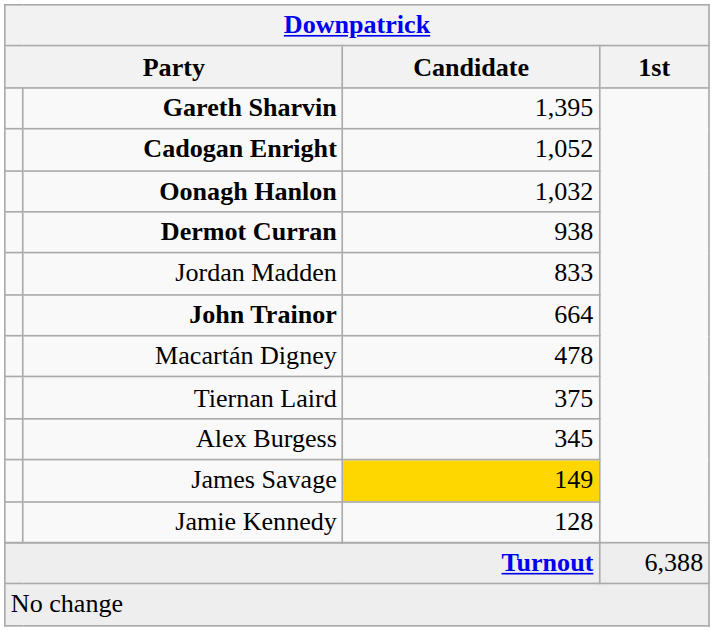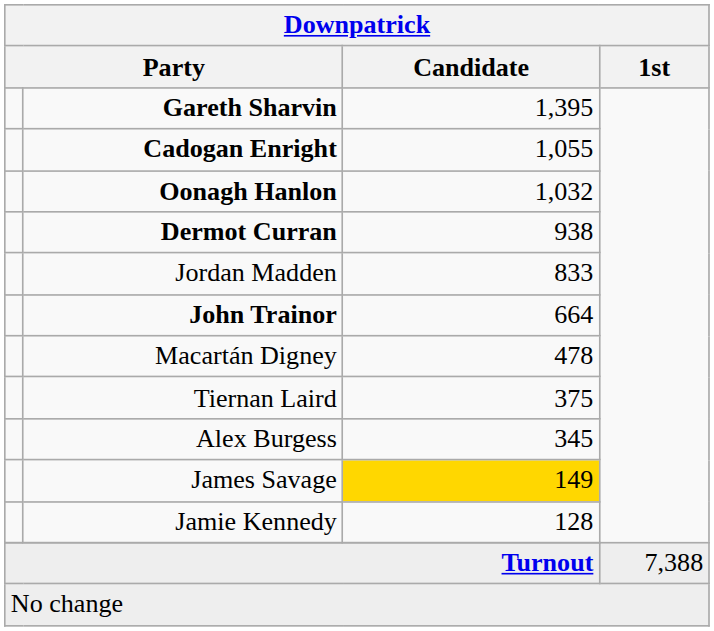(564, 149) 1,052 -> (564, 149) 1,055
(674, 562) 6,388 -> (674, 562) 7,388
